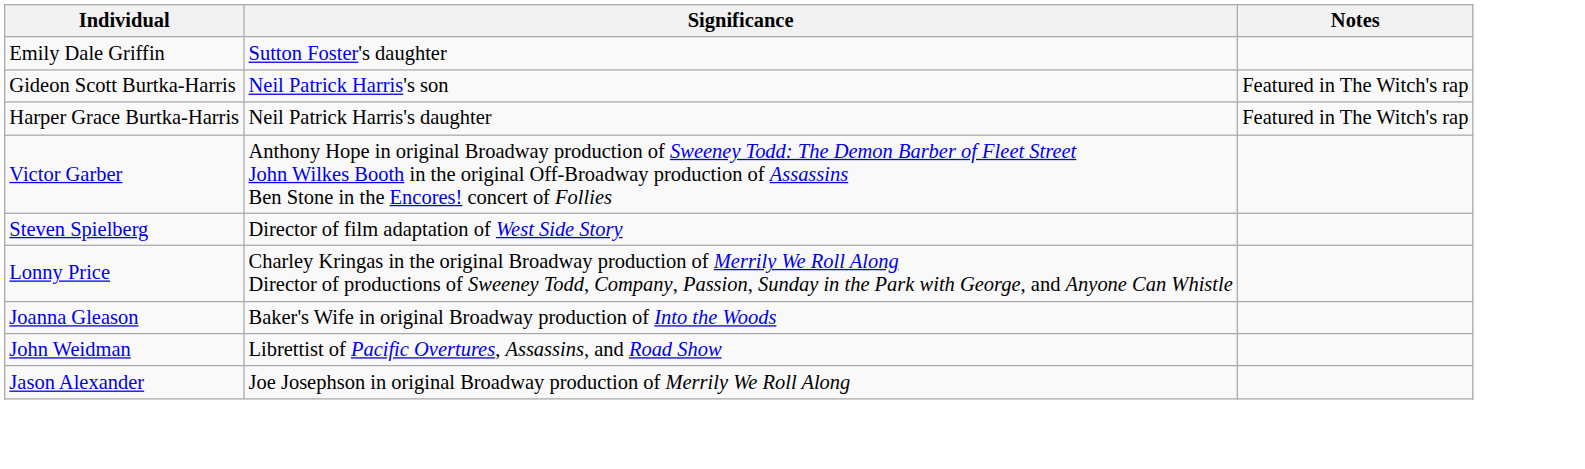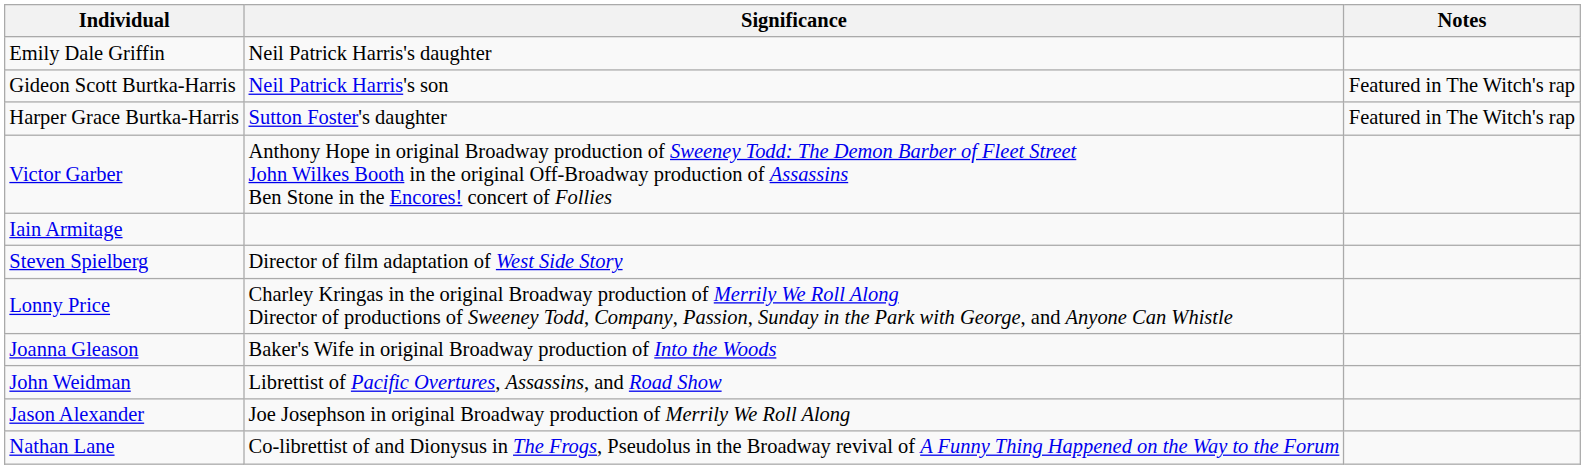(348, 53) Sutton Foster's daughter -> (370, 53) Neil Patrick Harris's daughter
(370, 118) Neil Patrick Harris's daughter -> (348, 118) Sutton Foster's daughter
+ row: (66, 229)
+ row: (62, 447)
